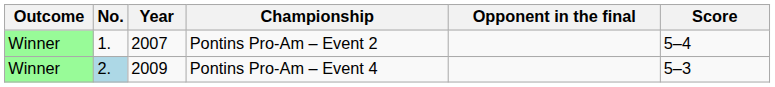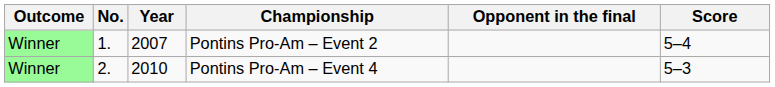(104, 69) lightblue background -> (104, 69) no background
(149, 69) 2009 -> (149, 69) 2010
